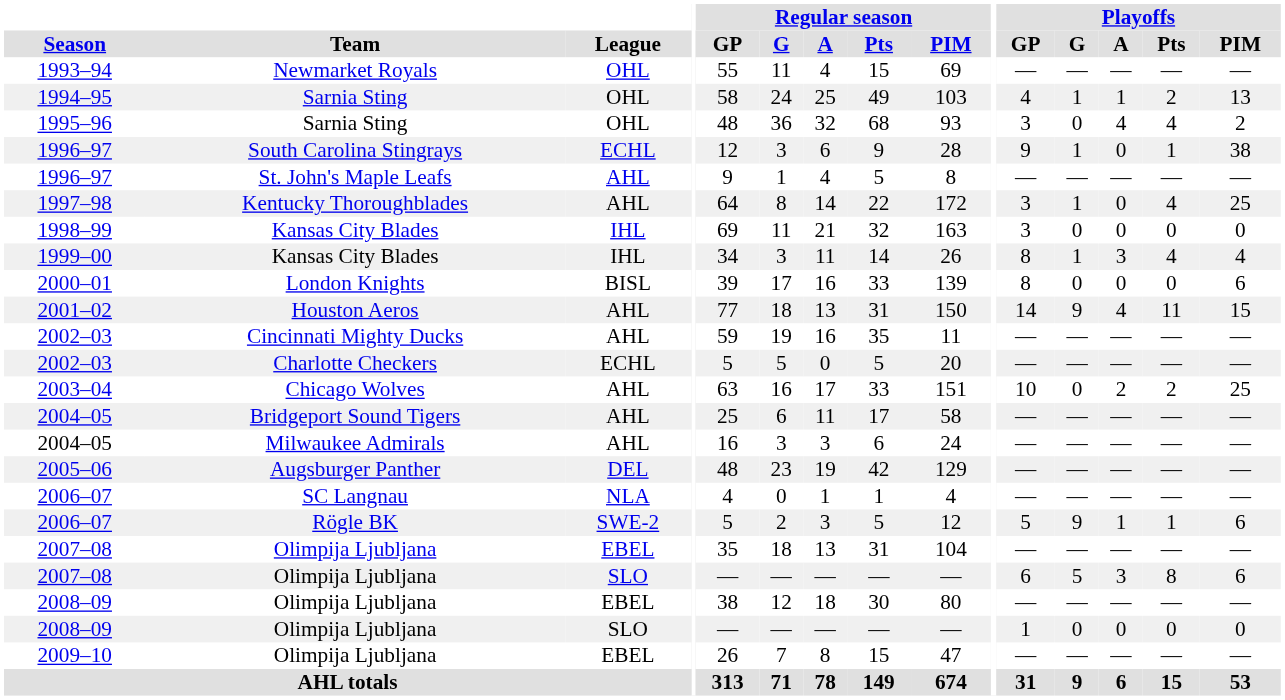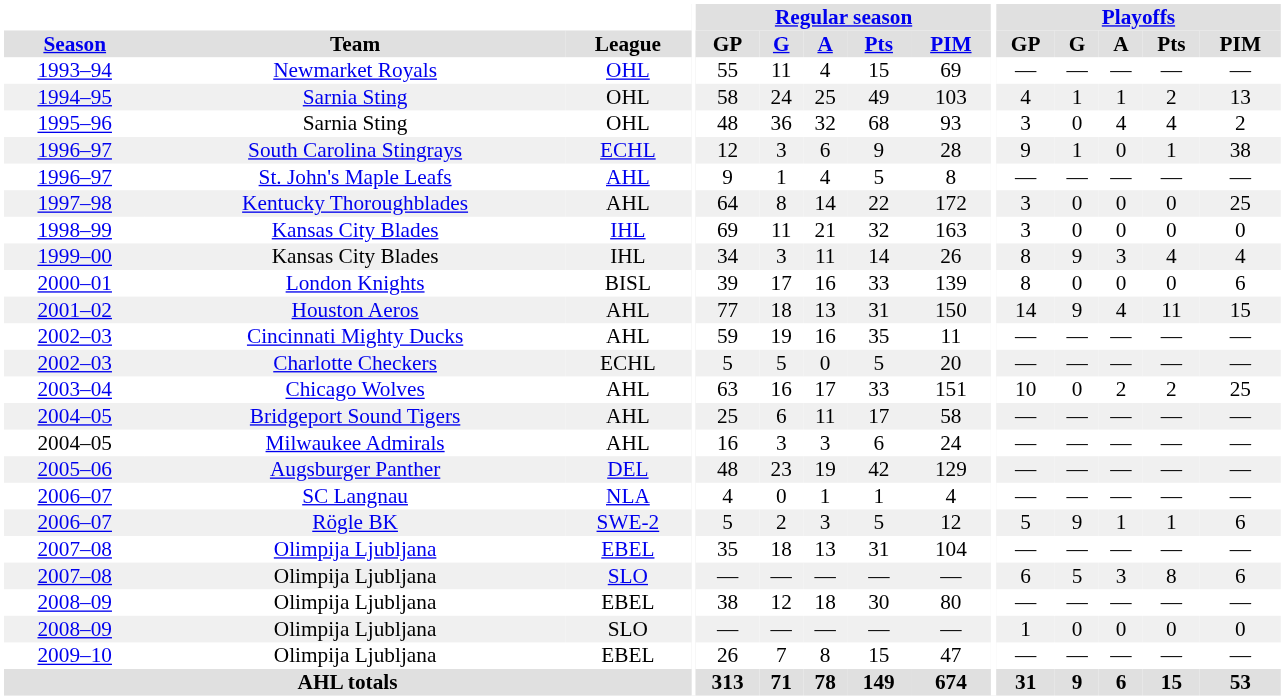(1077, 203) 1 -> (1077, 203) 0
(1171, 203) 4 -> (1171, 203) 0
(1077, 256) 1 -> (1077, 256) 9
